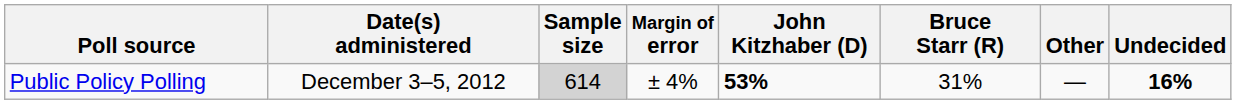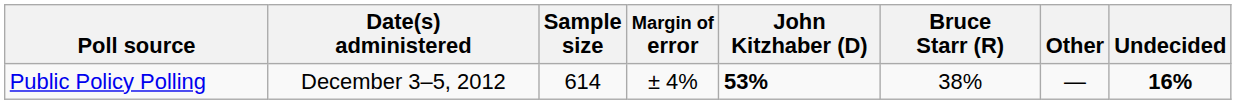(583, 81) lightgrey background -> (583, 81) no background
(960, 81) 31% -> (960, 81) 38%
